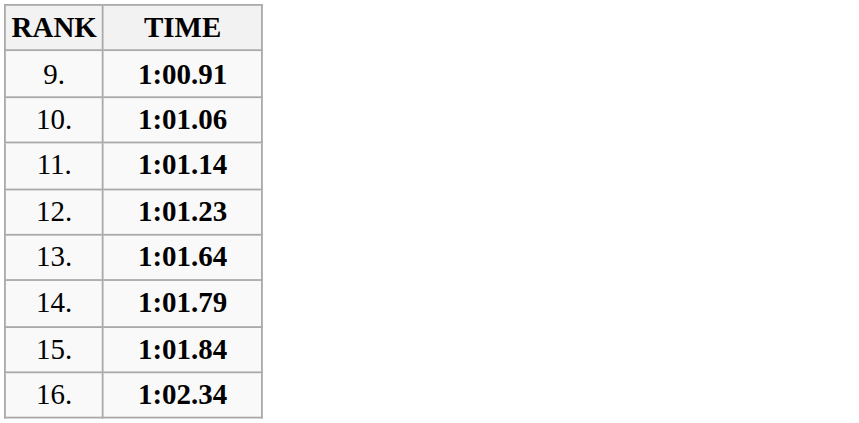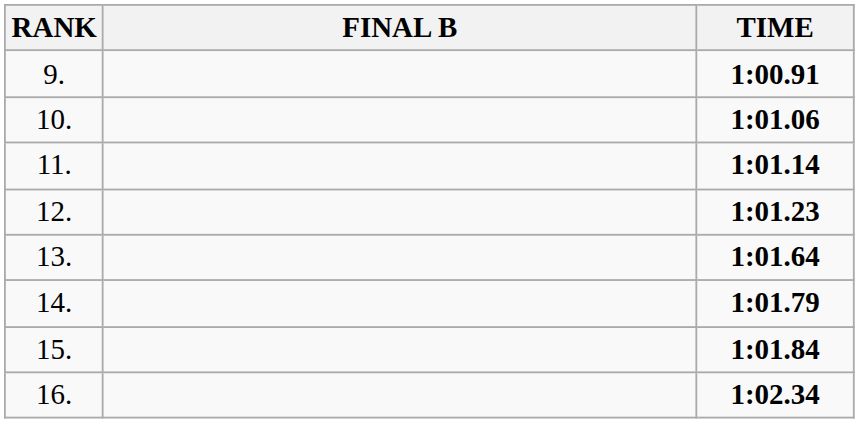+ column: (400, 27)
